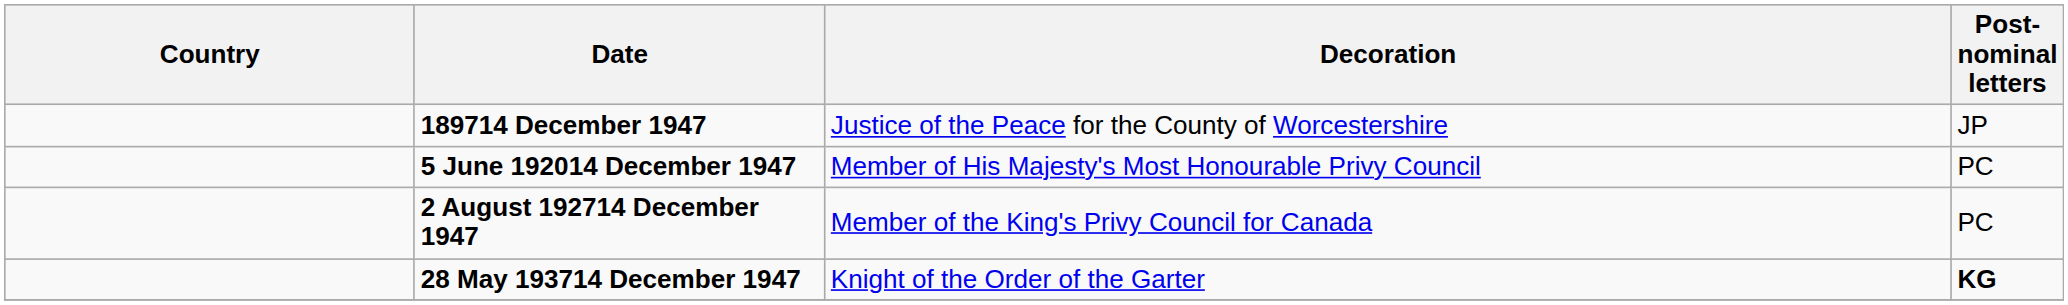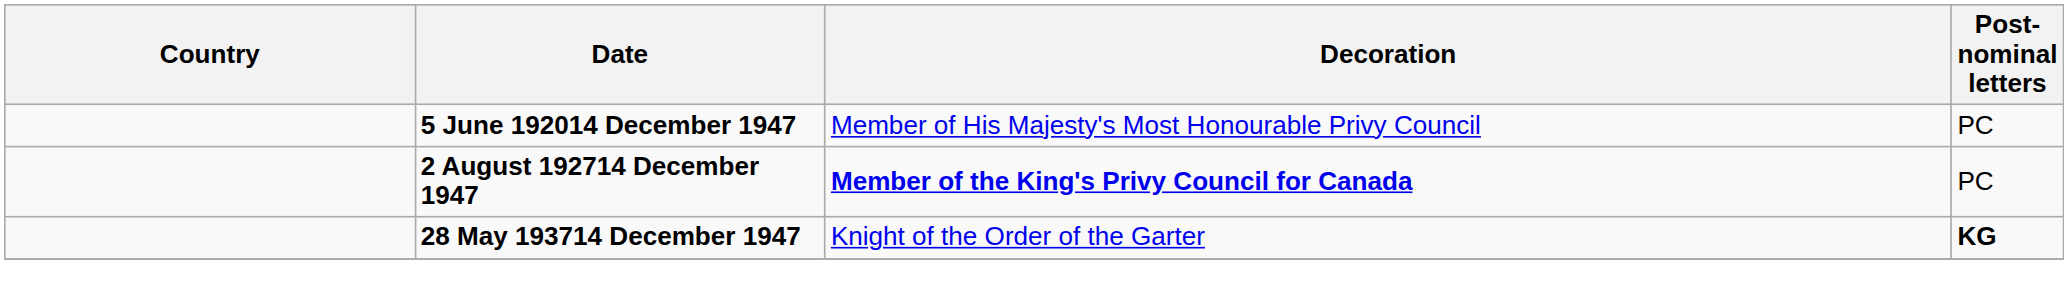- row: (564, 125)
(1101, 222) normal -> (1122, 181) bold
